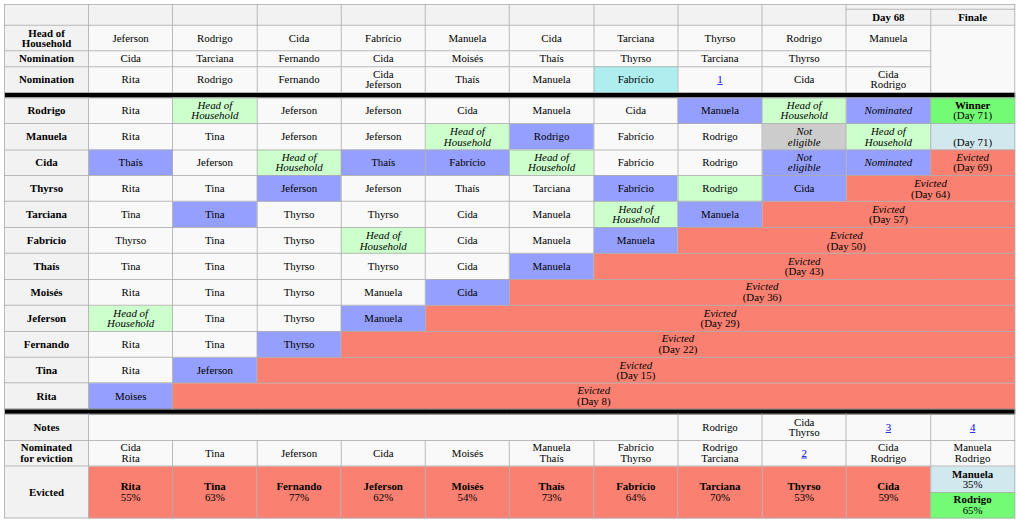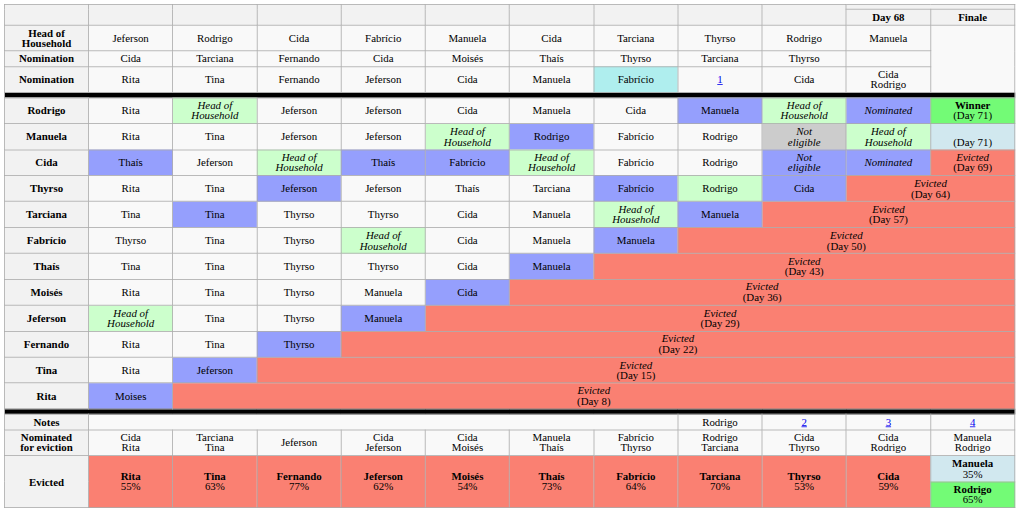(215, 79) Rodrigo -> (215, 79) Tina
(383, 79) Cida Jeferson -> (383, 79) Jeferson
(467, 79) Thaís -> (467, 79) Cida
(804, 427) Cida Thyrso -> (804, 422) 2
(215, 453) Tina -> (215, 442) Tarciana Tina
(383, 453) Cida -> (383, 442) Cida Jeferson
(467, 453) Moisés -> (467, 442) Cida Moisés
(804, 453) 2 -> (804, 442) Cida Thyrso
